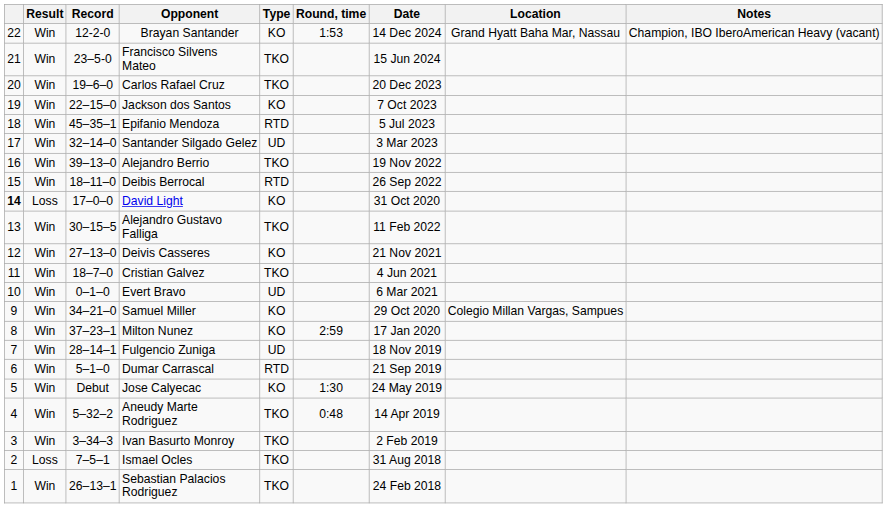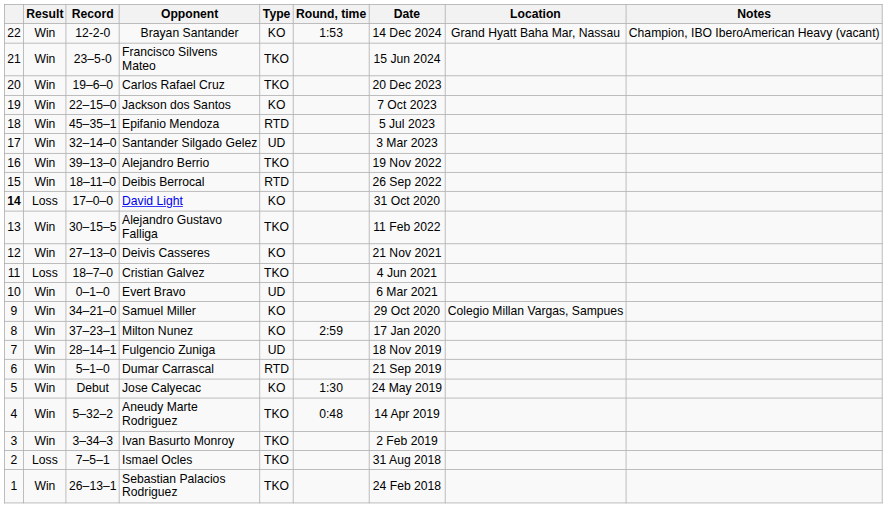(45, 272) Win -> (45, 272) Loss
